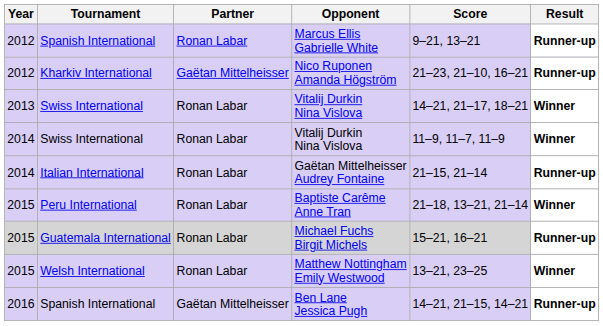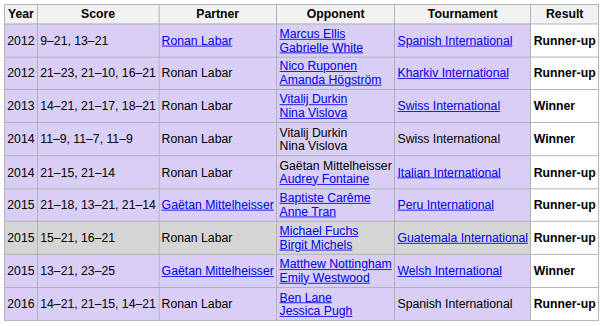columns swapped: (106, 14) <-> (470, 14)
(233, 74) Gaëtan Mittelheisser -> (197, 74) Ronan Labar
(212, 205) Ronan Labar -> (218, 205) Gaëtan Mittelheisser
(554, 205) Winner -> (565, 205) Runner-up
(212, 271) Ronan Labar -> (218, 271) Gaëtan Mittelheisser
(233, 304) Gaëtan Mittelheisser -> (197, 304) Ronan Labar
